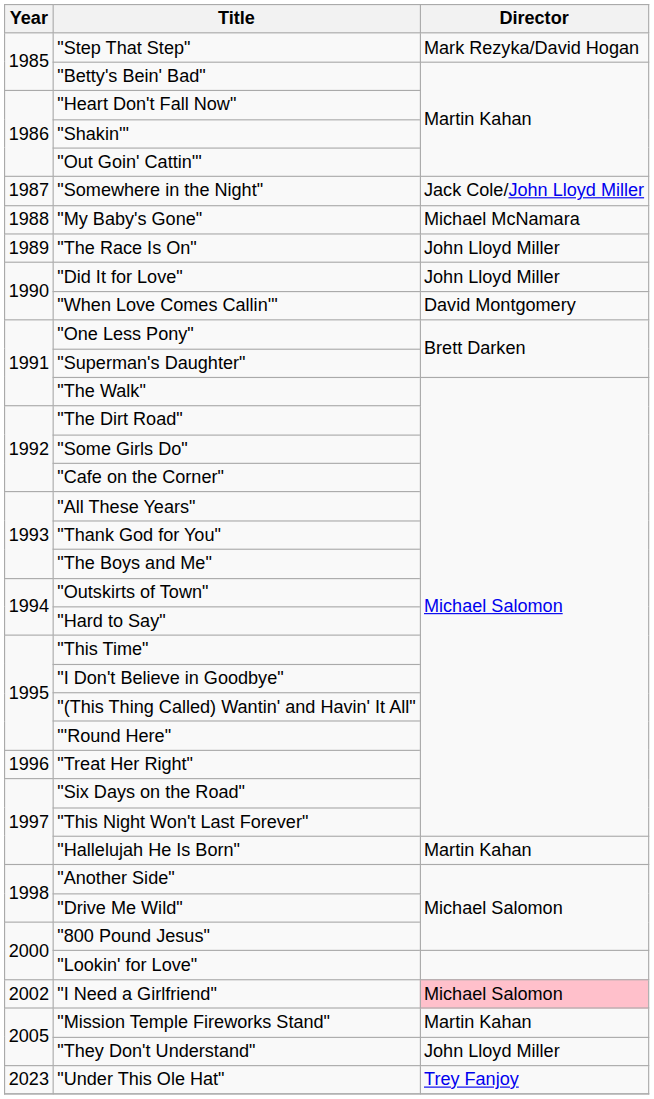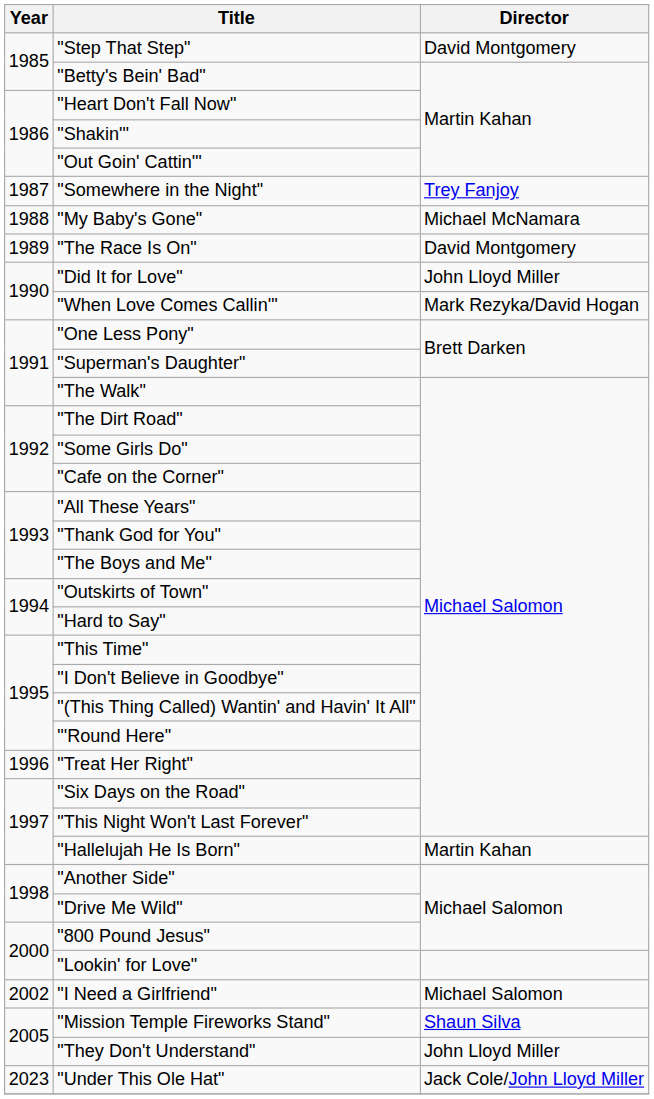(532, 47) Mark Rezyka/David Hogan -> (500, 47) David Montgomery
(534, 190) Jack Cole/John Lloyd Miller -> (471, 190) Trey Fanjoy
(492, 248) John Lloyd Miller -> (500, 248) David Montgomery
(500, 305) David Montgomery -> (532, 305) Mark Rezyka/David Hogan
(493, 993) pink background -> (493, 993) no background
(478, 1022) Martin Kahan -> (472, 1022) Shaun Silva
(471, 1079) Trey Fanjoy -> (534, 1079) Jack Cole/John Lloyd Miller
